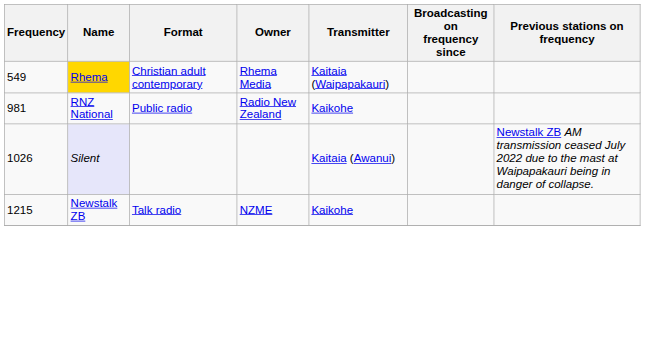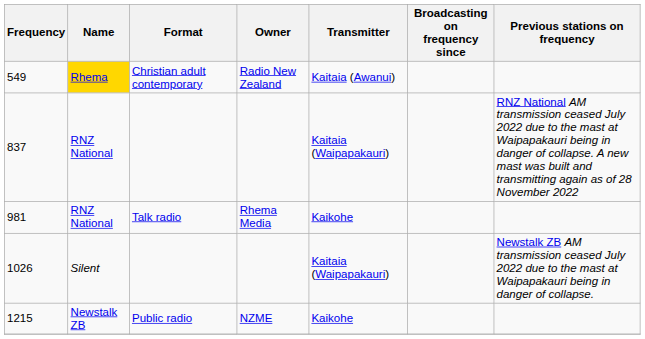(258, 77) Rhema Media -> (268, 77) Radio New Zealand
(350, 77) Kaitaia (Waipapakauri) -> (353, 77) Kaitaia (Awanui)
+ row: (17, 147)
(162, 108) Public radio -> (157, 217) Talk radio
(268, 108) Radio New Zealand -> (258, 217) Rhema Media
(85, 159) lavender background -> (85, 268) no background
(353, 159) Kaitaia (Awanui) -> (350, 268) Kaitaia (Waipapakauri)
(157, 209) Talk radio -> (162, 318) Public radio
